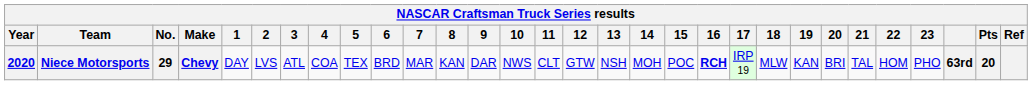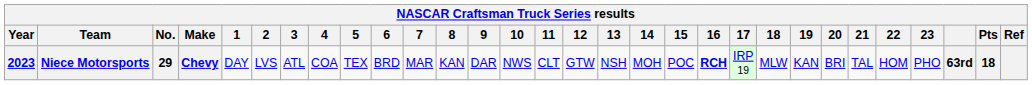(21, 63) 2020 -> (21, 63) 2023
(988, 63) 20 -> (988, 63) 18
